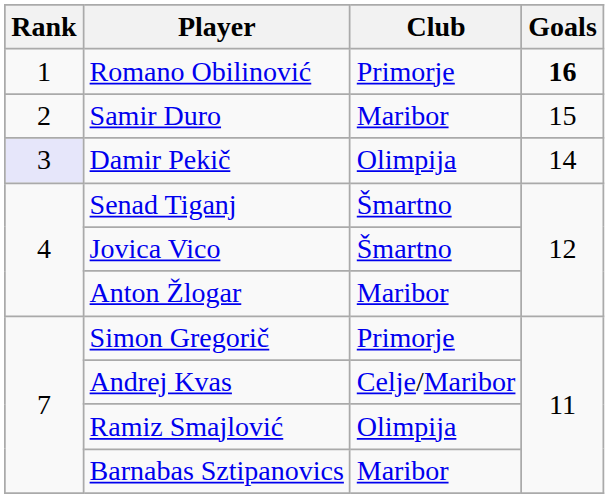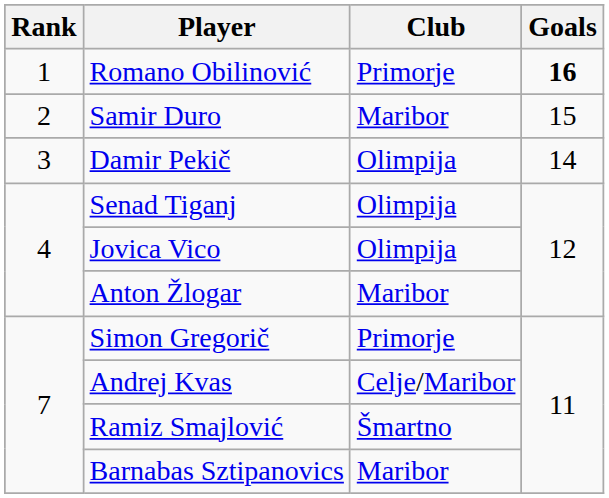(44, 159) lavender background -> (44, 159) no background
(404, 204) Šmartno -> (407, 204) Olimpija
(404, 248) Šmartno -> (407, 248) Olimpija
(407, 426) Olimpija -> (404, 426) Šmartno
